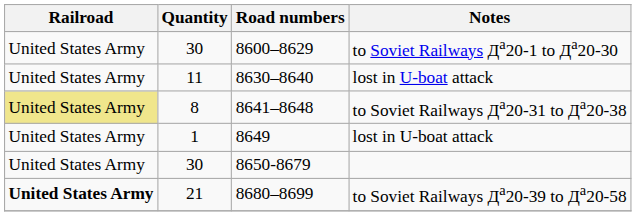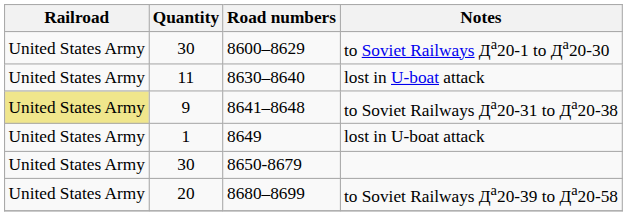(195, 107) 8 -> (186, 107) 9
(81, 194) bold -> (77, 194) normal
(195, 194) 21 -> (186, 194) 20
